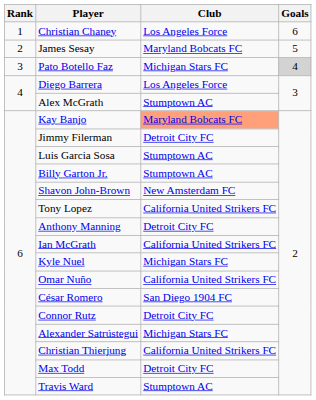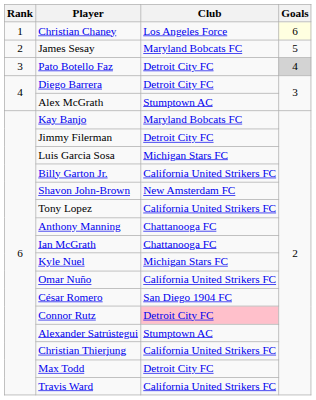(295, 31) no background -> (295, 31) lightyellow background
(186, 66) Michigan Stars FC -> (178, 66) Detroit City FC
(185, 84) Los Angeles Force -> (178, 84) Detroit City FC
(193, 119) lightsalmon background -> (193, 119) no background
(178, 155) Stumptown AC -> (186, 155) Michigan Stars FC
(178, 173) Stumptown AC -> (210, 173) California United Strikers FC
(178, 226) Detroit City FC -> (180, 226) Chattanooga FC
(210, 244) California United Strikers FC -> (180, 244) Chattanooga FC
(178, 315) no background -> (178, 315) pink background
(186, 333) Michigan Stars FC -> (178, 333) Stumptown AC
(178, 386) Stumptown AC -> (210, 386) California United Strikers FC
